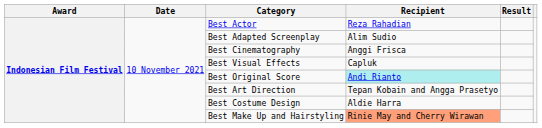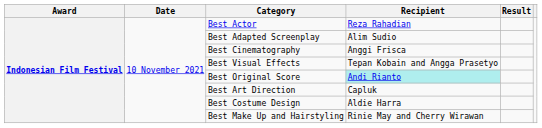(362, 63) Capluk -> (423, 63) Tepan Kobain and Angga Prasetyo
(423, 90) Tepan Kobain and Angga Prasetyo -> (362, 90) Capluk
(416, 116) lightsalmon background -> (416, 116) no background
